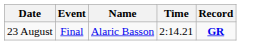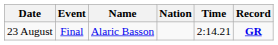+ column: (175, 13)
